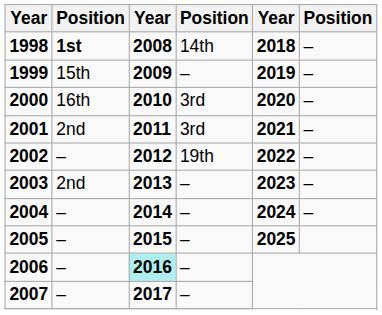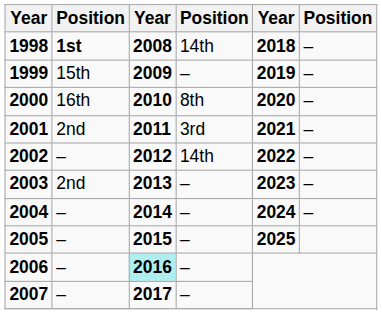(192, 101) 3rd -> (192, 101) 8th
(197, 156) 19th -> (197, 156) 14th
